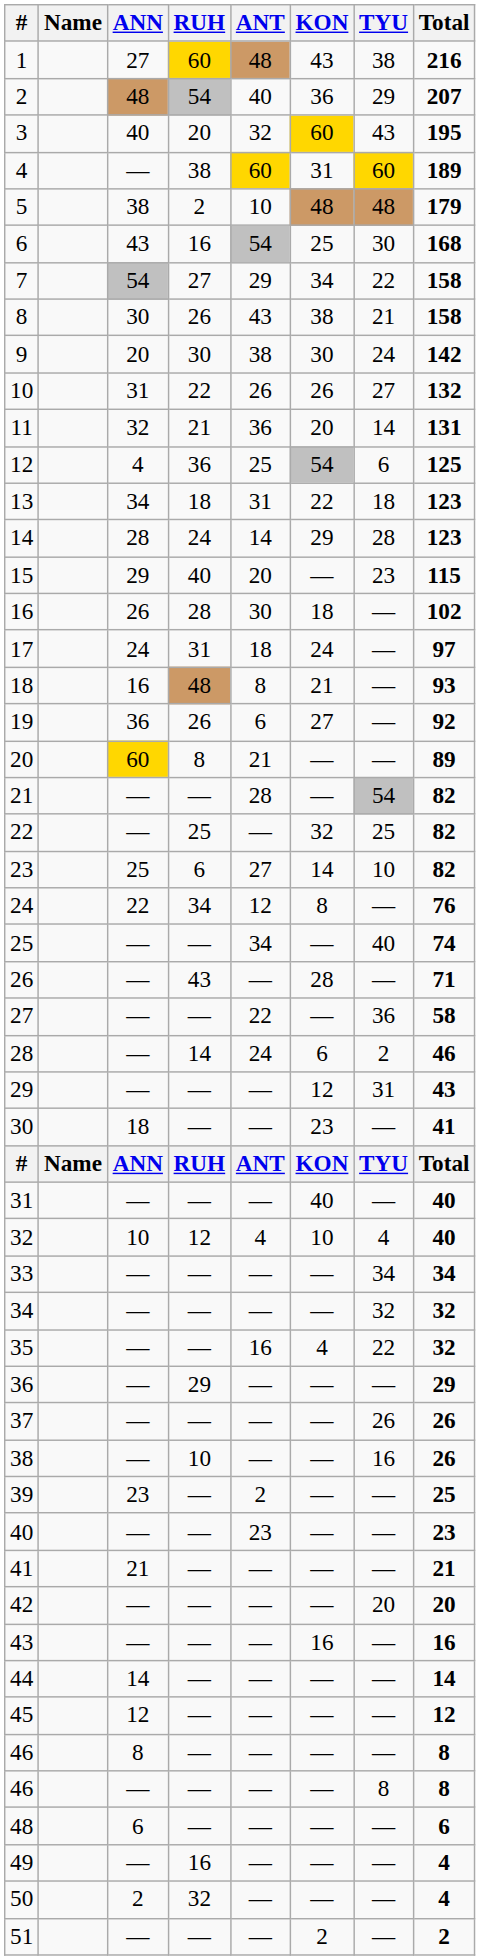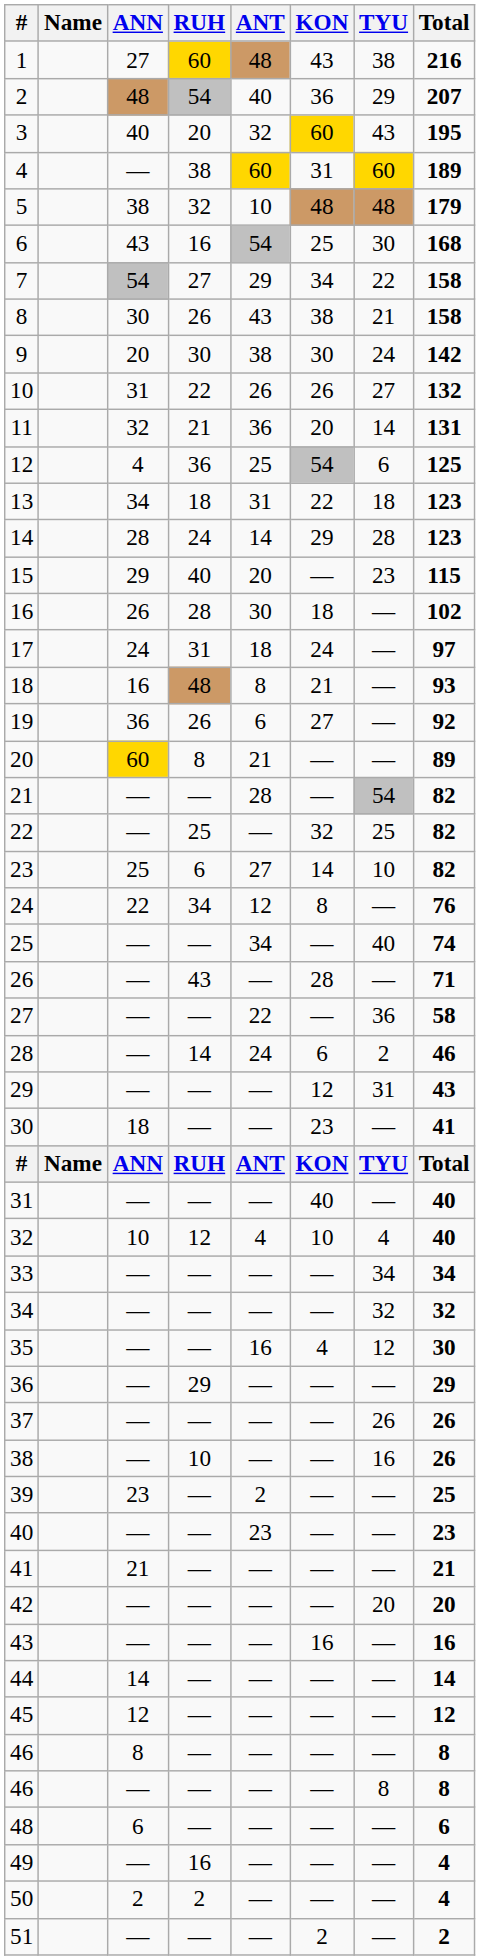(199, 206) 2 -> (199, 206) 32
(384, 1347) 22 -> (384, 1347) 12
(444, 1347) 32 -> (444, 1347) 30
(199, 1899) 32 -> (199, 1899) 2
